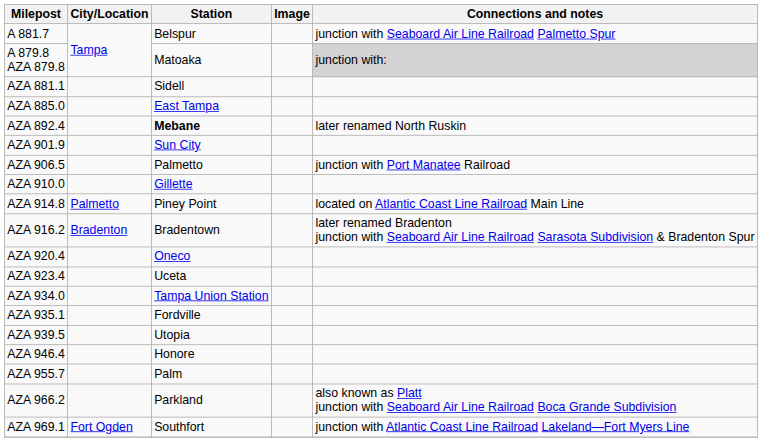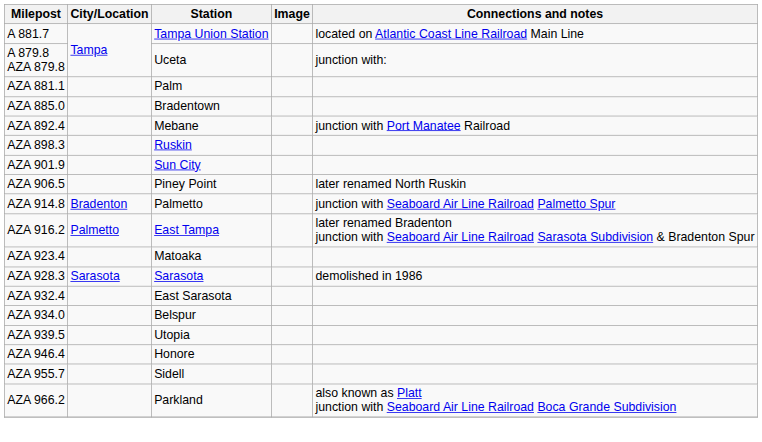(175, 33) Belspur -> (211, 33) Tampa Union Station
(465, 33) junction with Seaboard Air Line Railroad Palmetto Spur -> (450, 33) located on Atlantic Coast Line Railroad Main Line
(178, 60) Matoaka -> (170, 60) Uceta
(351, 60) lightgrey background -> (351, 60) no background
(169, 86) Sidell -> (168, 86) Palm
(187, 106) East Tampa -> (187, 106) Bradentown
(177, 125) bold -> (176, 125) normal
(391, 125) later renamed North Ruskin -> (413, 125) junction with Port Manatee Railroad
+ row: (36, 145)
(178, 164) Palmetto -> (185, 184) Piney Point
(413, 164) junction with Port Manatee Railroad -> (391, 184) later renamed North Ruskin
- row: (36, 184)
(95, 203) Palmetto -> (99, 203) Bradenton
(185, 203) Piney Point -> (178, 203) Palmetto
(450, 203) located on Atlantic Coast Line Railroad Main Line -> (465, 203) junction with Seaboard Air Line Railroad Palmetto Spur
(99, 230) Bradenton -> (95, 230) Palmetto
(187, 230) Bradentown -> (187, 230) East Tampa
- row: (36, 256)
(170, 276) Uceta -> (178, 256) Matoaka
+ row: (36, 276)
+ row: (36, 295)
(211, 295) Tampa Union Station -> (175, 315) Belspur
- row: (36, 315)
(168, 374) Palm -> (169, 374) Sidell
- row: (36, 427)
